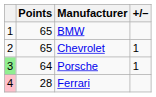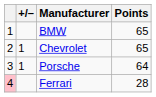columns swapped: (141, 13) <-> (35, 13)
(10, 66) lightgreen background -> (10, 66) no background
